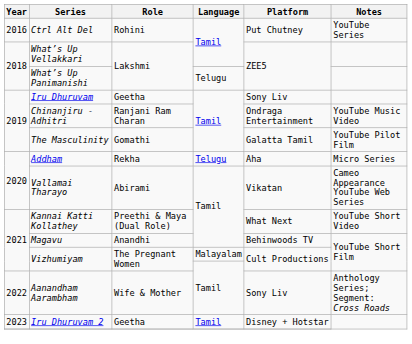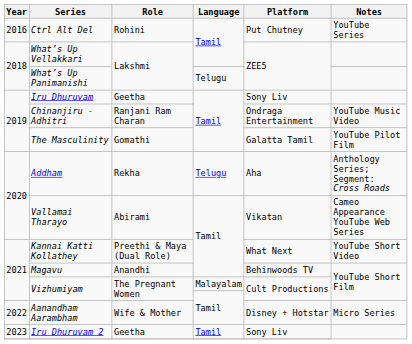(364, 159) Micro Series -> (362, 174) Anthology Series; Segment: Cross Roads
(267, 293) Sony Liv -> (287, 313) Disney + Hotstar
(362, 293) Anthology Series; Segment: Cross Roads -> (364, 313) Micro Series
(287, 322) Disney + Hotstar -> (267, 332) Sony Liv
